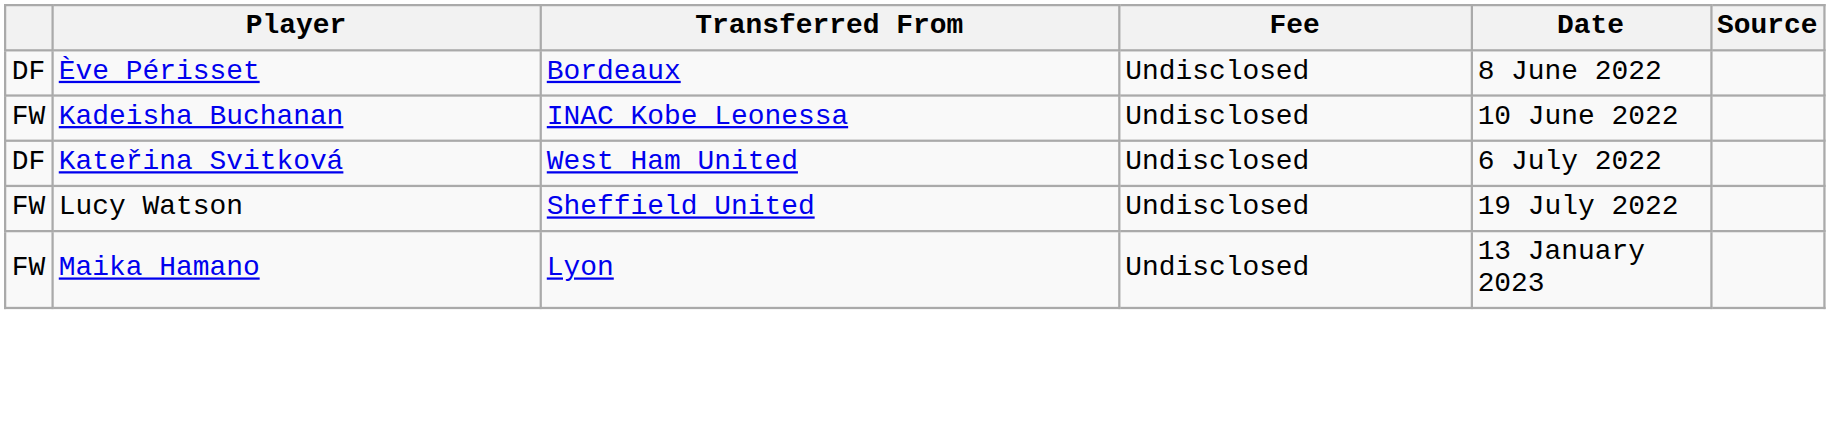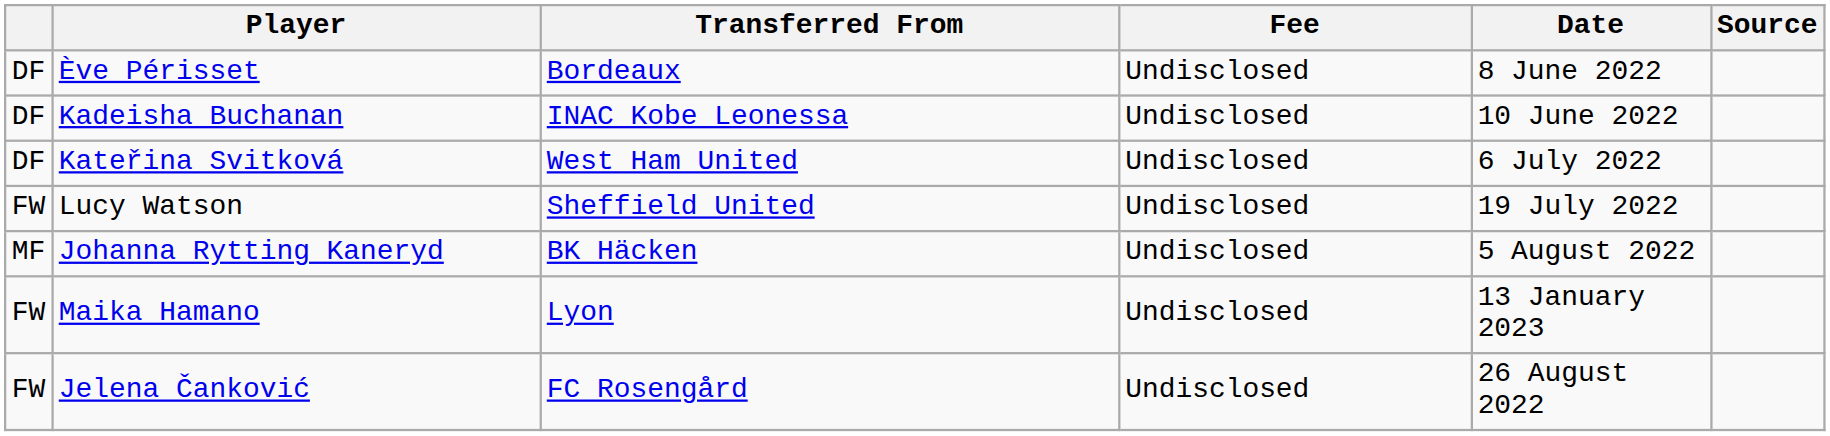(29, 118) FW -> (29, 118) DF
+ row: (251, 253)
+ row: (184, 391)
